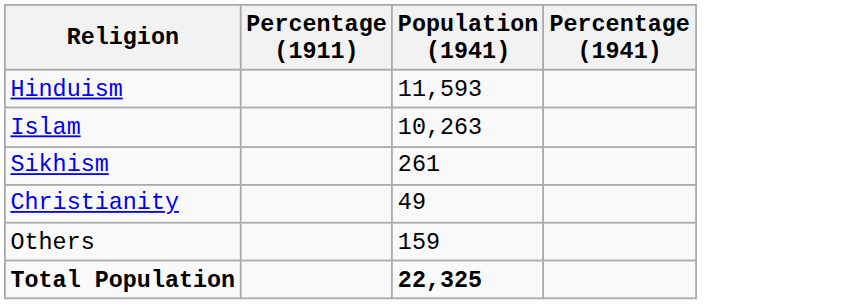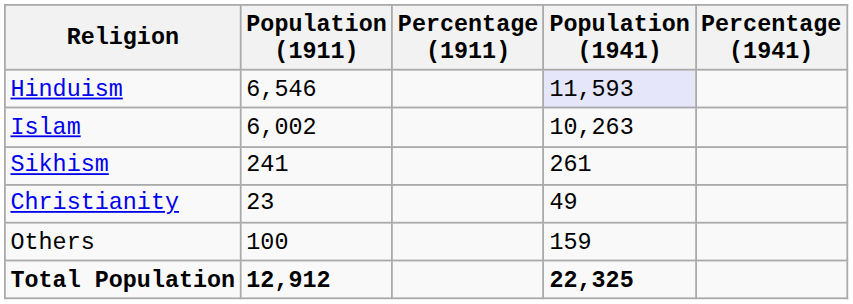+ column: (317, 37)
(440, 89) no background -> (592, 89) lavender background
